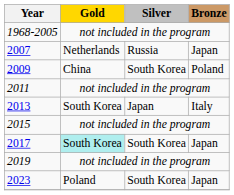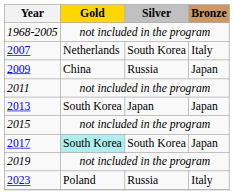(143, 50) Russia -> (157, 50) South Korea
(205, 50) Japan -> (202, 50) Italy
(157, 69) South Korea -> (143, 69) Russia
(207, 69) Poland -> (205, 69) Japan
(202, 106) Italy -> (205, 106) Japan
(157, 180) South Korea -> (143, 180) Russia
(205, 180) Japan -> (202, 180) Italy
